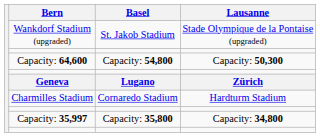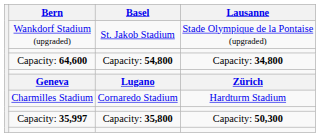(248, 61) Capacity: 50,300 -> (248, 61) Capacity: 34,800
(248, 119) Capacity: 34,800 -> (248, 119) Capacity: 50,300
